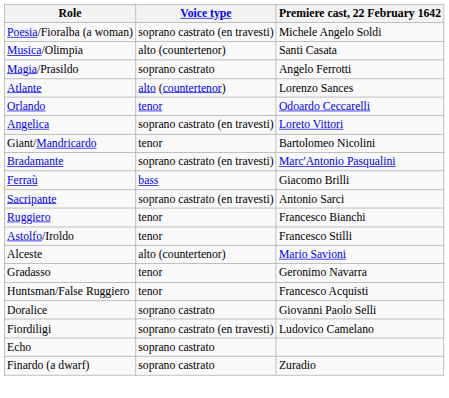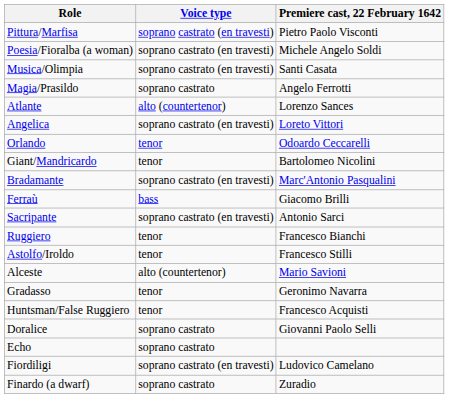+ row: (42, 32)
(182, 50) alto (countertenor) -> (206, 69) soprano castrato (en travesti)
rows swapped: (26, 106) <-> (28, 124)
rows swapped: (29, 328) <-> (19, 347)
